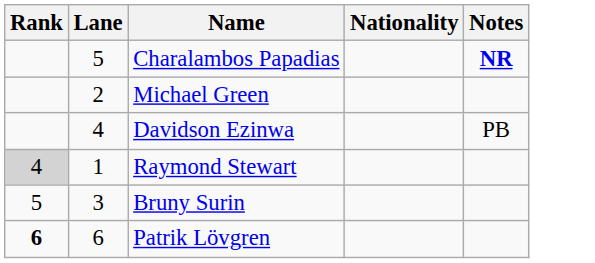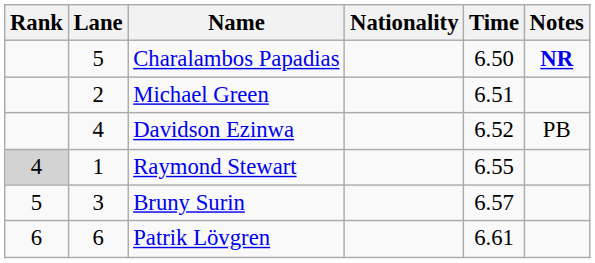+ column: (494, 22)
(36, 238) bold -> (36, 238) normal
